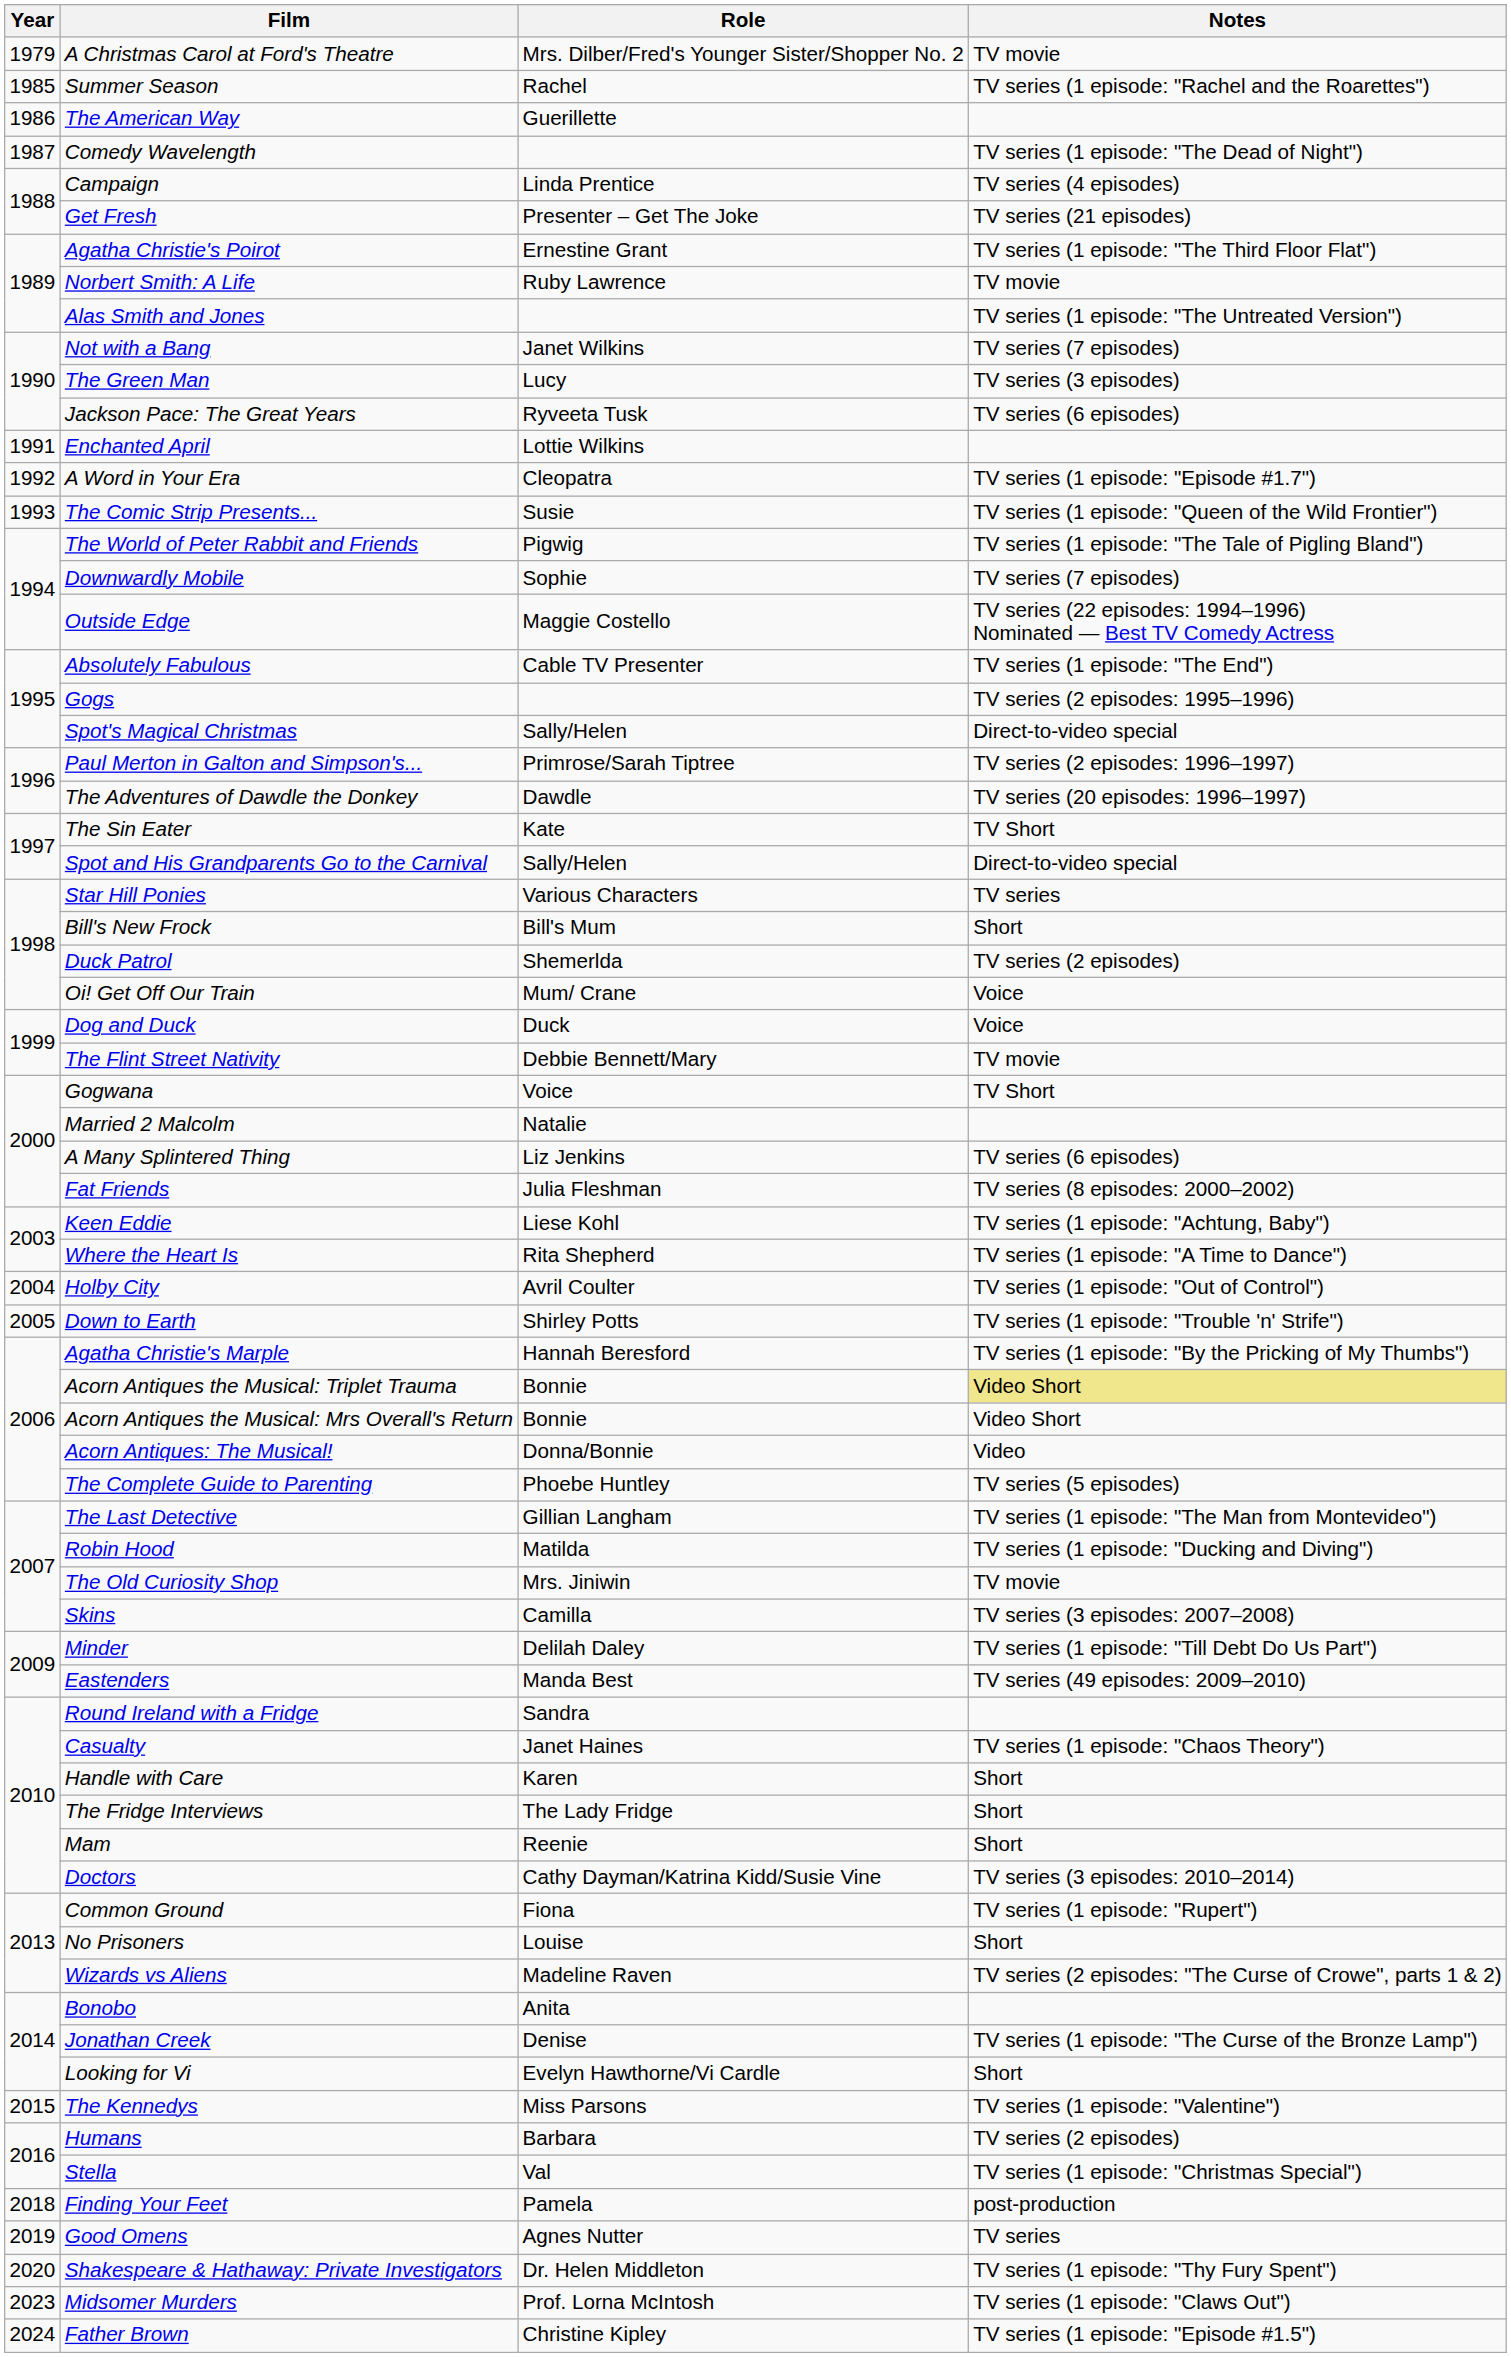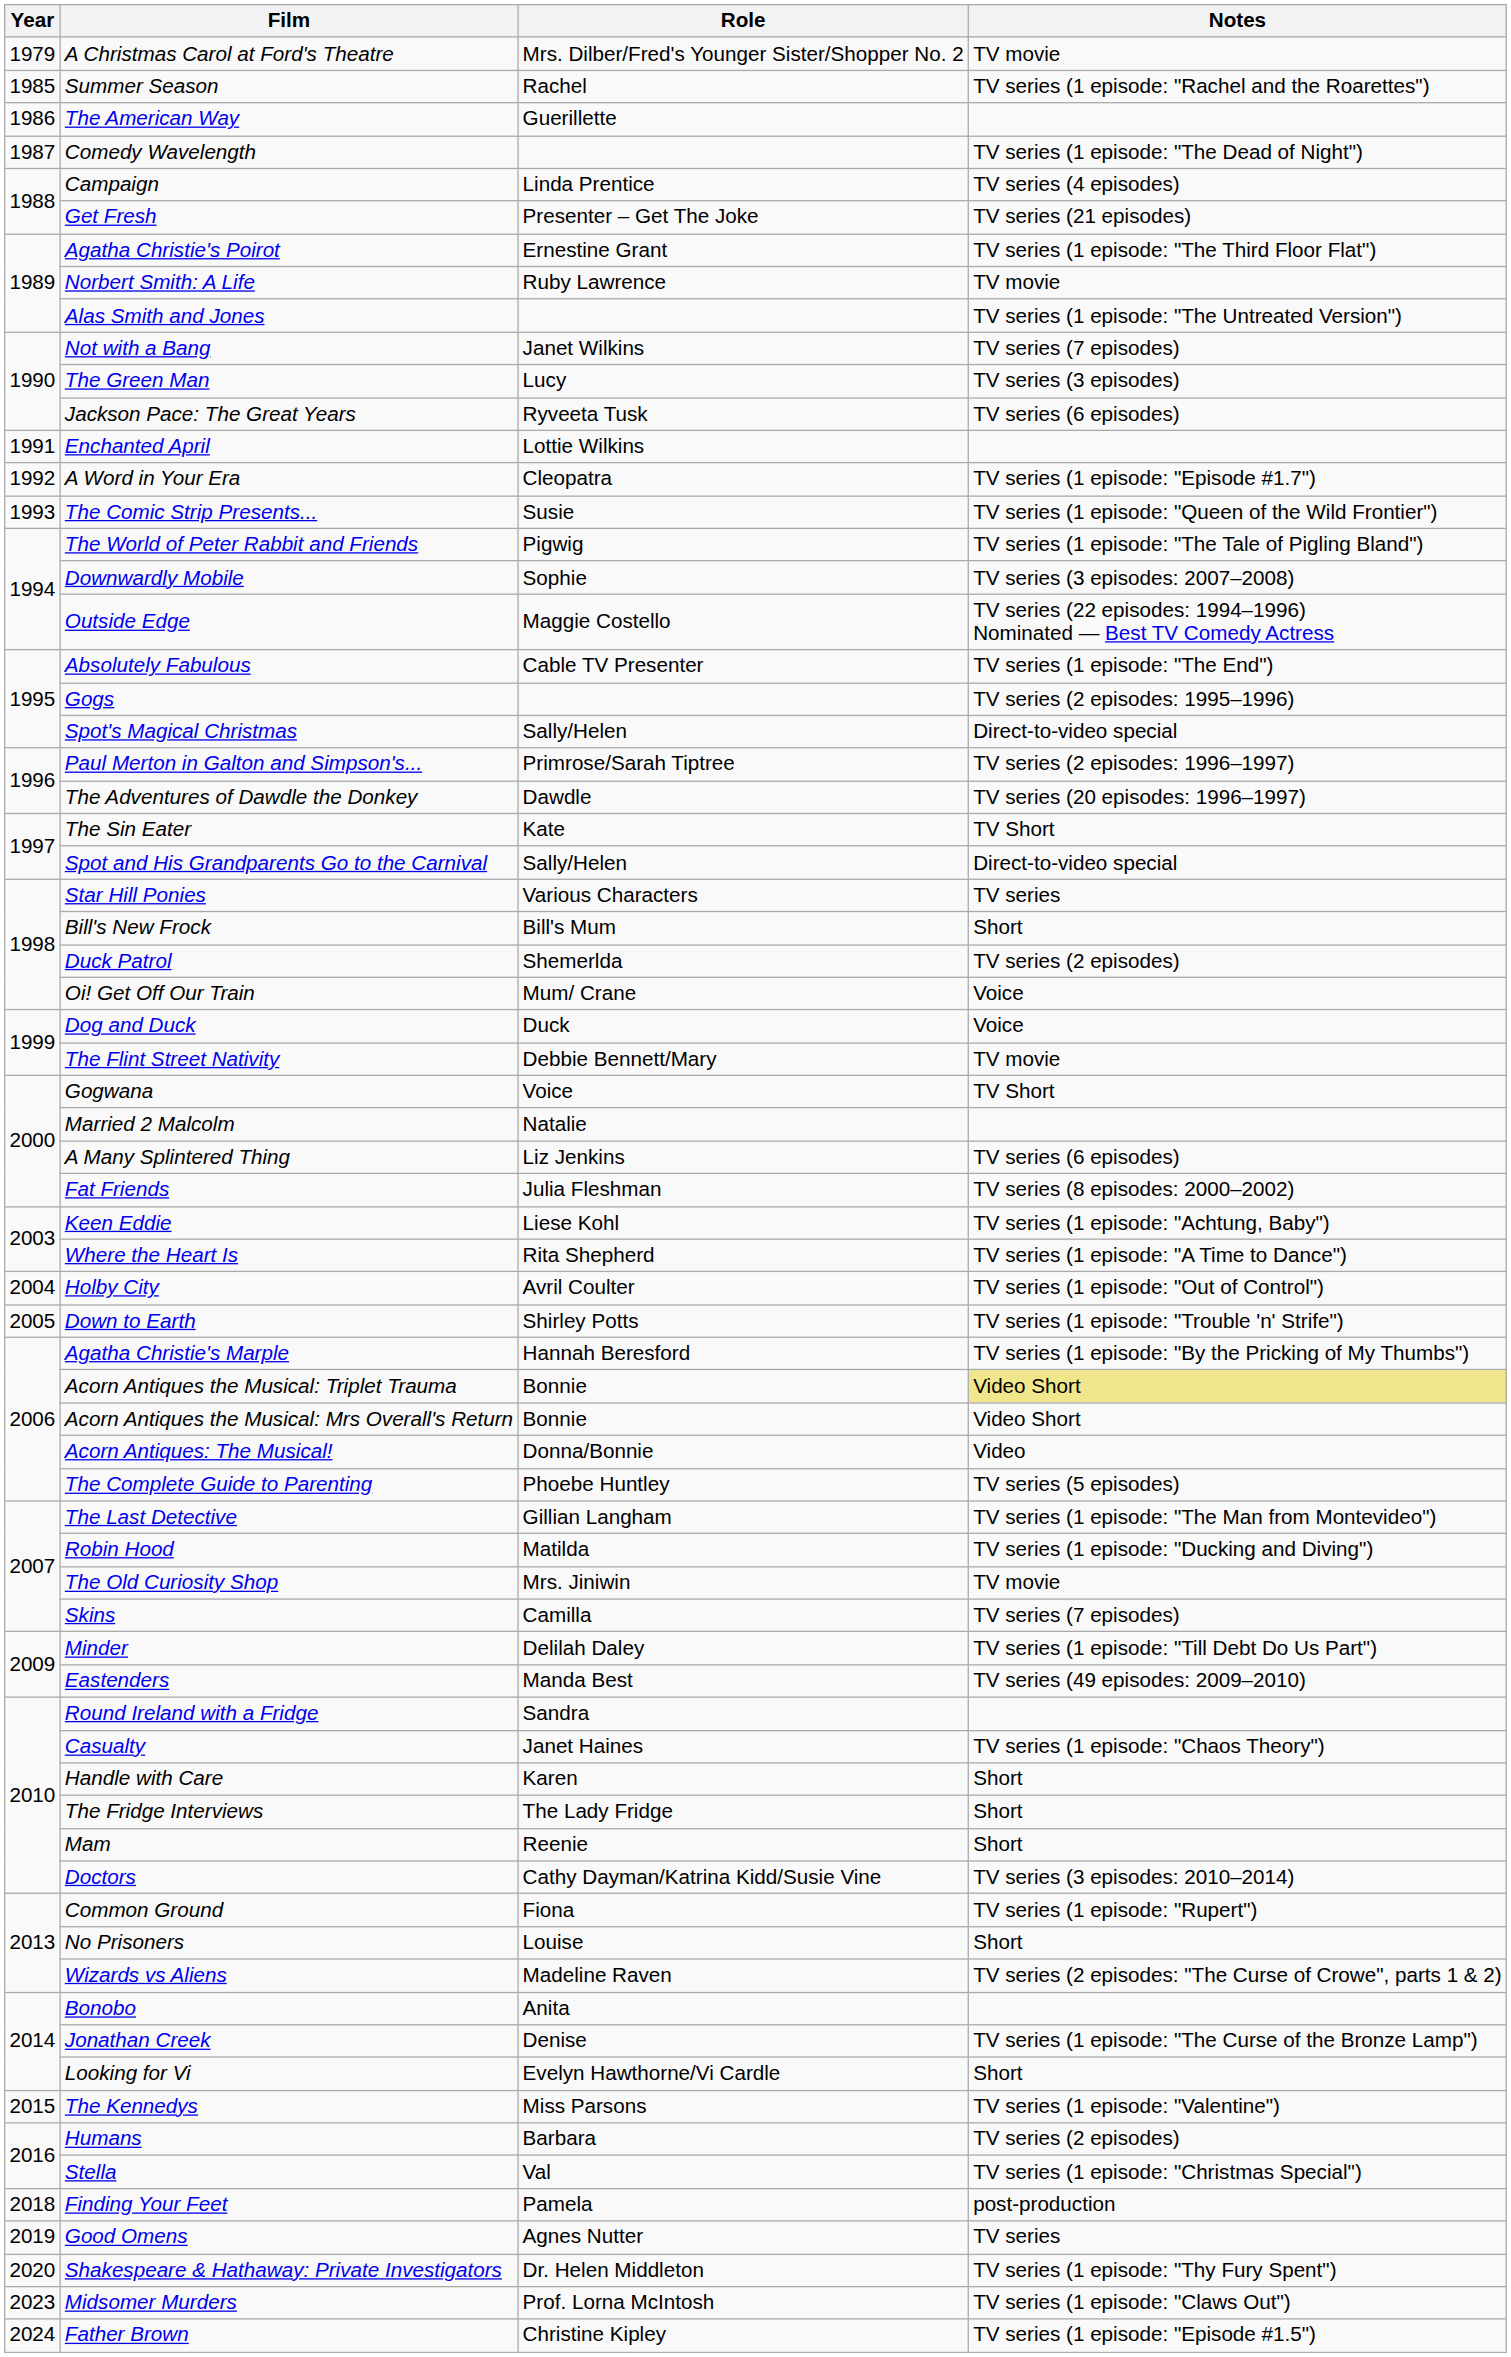(1076, 577) TV series (7 episodes) -> (1134, 577) TV series (3 episodes: 2007–2008)
(1134, 1615) TV series (3 episodes: 2007–2008) -> (1076, 1615) TV series (7 episodes)
